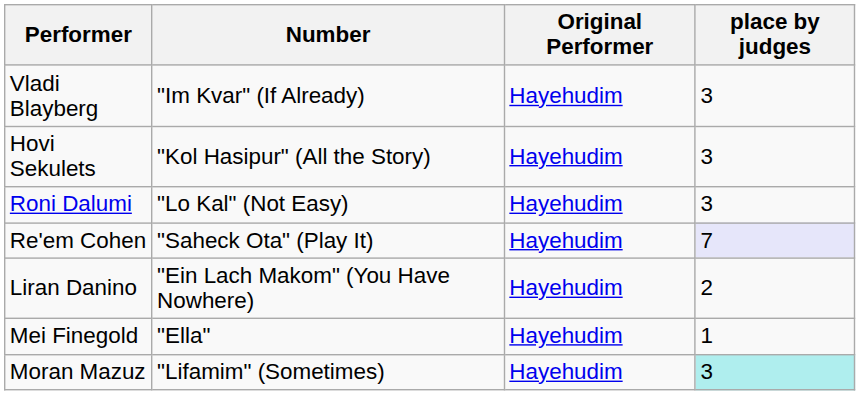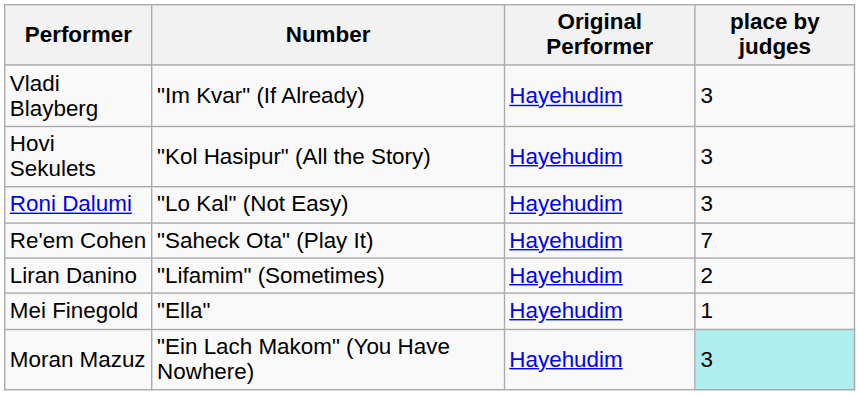(707, 239) lavender background -> (707, 239) no background
(303, 288) "Ein Lach Makom" (You Have Nowhere) -> (271, 275) "Lifamim" (Sometimes)
(271, 371) "Lifamim" (Sometimes) -> (303, 359) "Ein Lach Makom" (You Have Nowhere)
